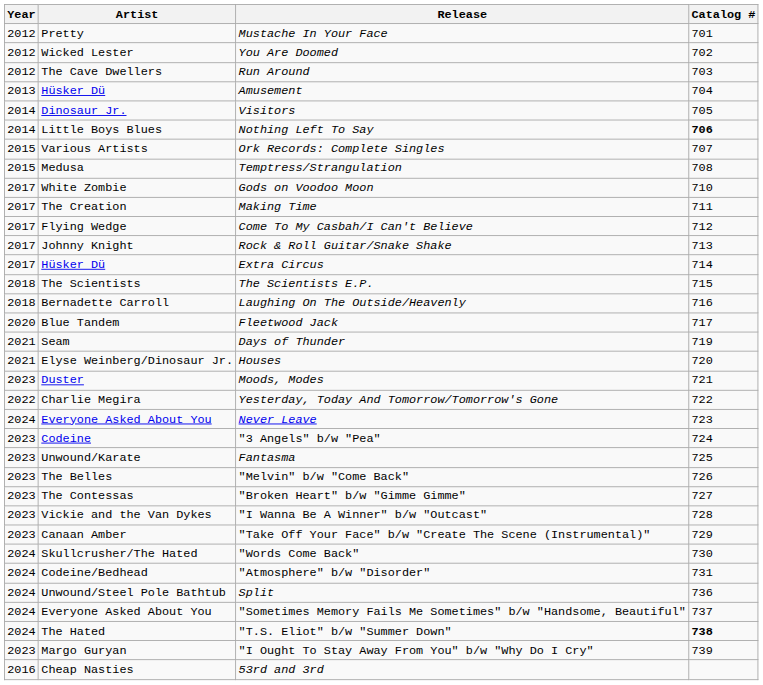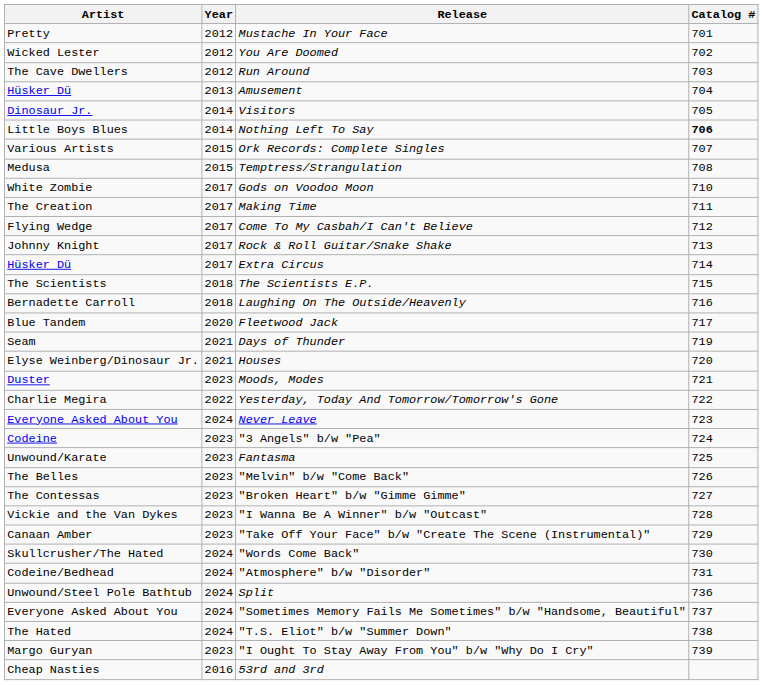columns swapped: (21, 14) <-> (137, 14)
(702, 631) bold -> (702, 631) normal
